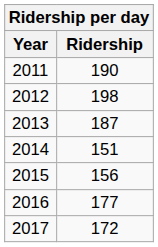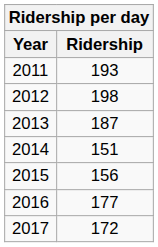(105, 70) 190 -> (105, 70) 193
